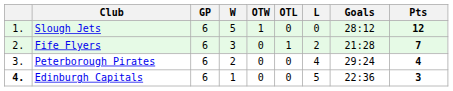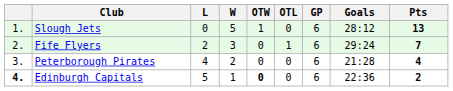columns swapped: (205, 13) <-> (316, 13)
(418, 29) 12 -> (418, 29) 13
(360, 45) 21:28 -> (360, 45) 29:24
(360, 61) 29:24 -> (360, 61) 21:28
(261, 78) normal -> (261, 78) bold
(418, 78) 3 -> (418, 78) 2
